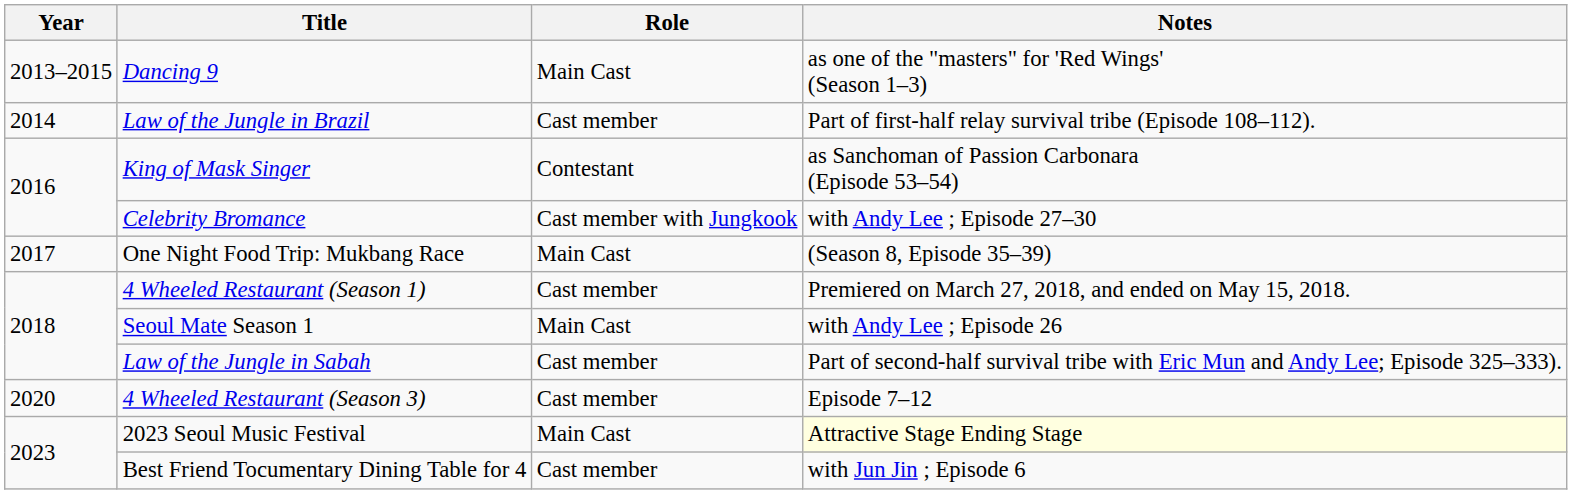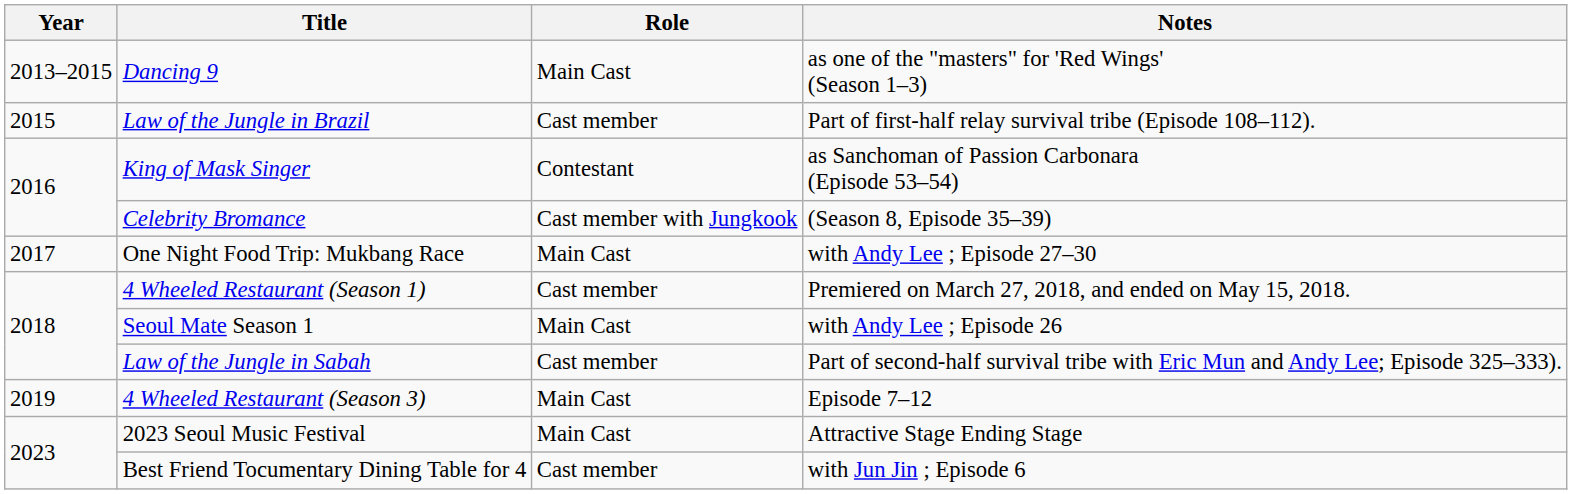(33, 120) 2014 -> (33, 120) 2015
(952, 217) with Andy Lee ; Episode 27–30 -> (930, 217) (Season 8, Episode 35–39)
(930, 253) (Season 8, Episode 35–39) -> (952, 253) with Andy Lee ; Episode 27–30
(33, 397) 2020 -> (33, 397) 2019
(597, 397) Cast member -> (584, 397) Main Cast
(945, 433) lightyellow background -> (945, 433) no background
